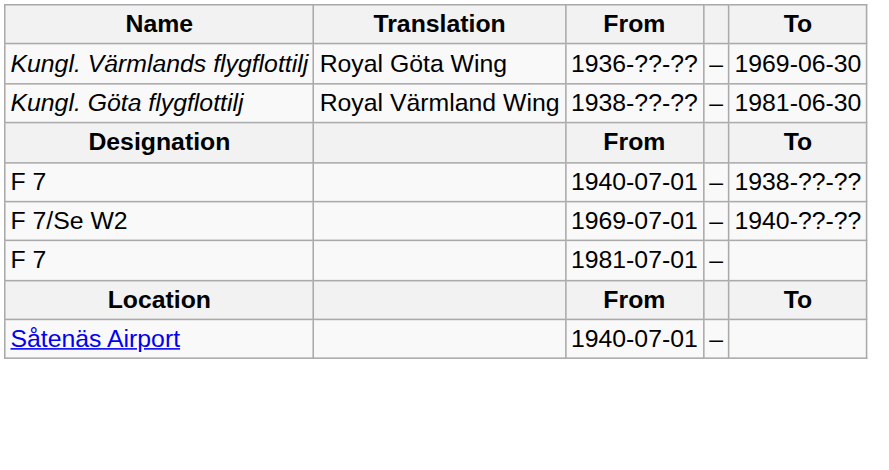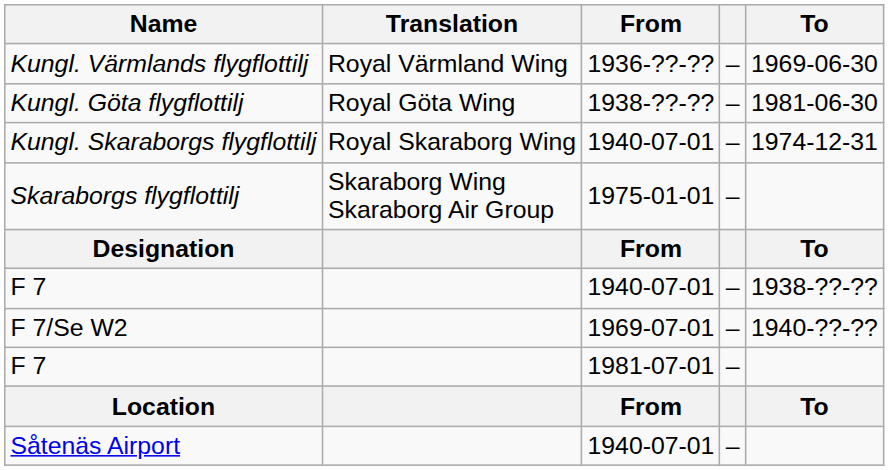(413, 63) Royal Göta Wing -> (448, 63) Royal Värmland Wing
(440, 102) Royal Värmland Wing -> (422, 102) Royal Göta Wing
+ row: (164, 142)
+ row: (125, 195)
